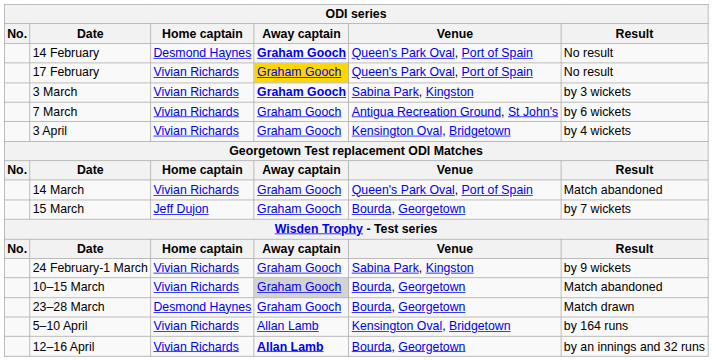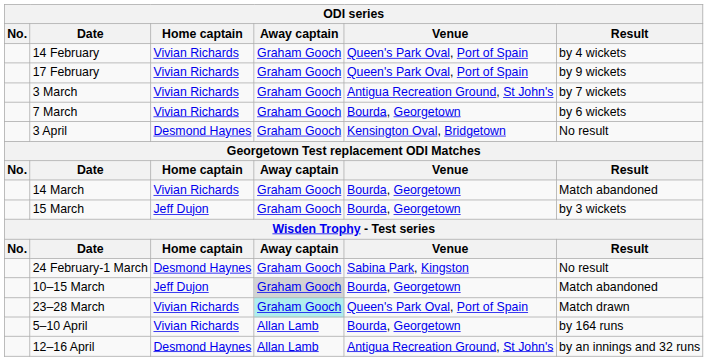(202, 53) Desmond Haynes -> (196, 53) Vivian Richards
(302, 53) bold -> (299, 53) normal
(589, 53) No result -> (593, 53) by 4 wickets
(299, 72) gold background -> (299, 72) no background
(589, 72) No result -> (593, 72) by 9 wickets
(302, 92) bold -> (299, 92) normal
(413, 92) Sabina Park, Kingston -> (450, 92) Antigua Recreation Ground, St John's
(597, 92) by 3 wickets -> (593, 92) by 7 wickets
(455, 111) Antigua Recreation Ground, St John's -> (404, 111) Bourda, Georgetown
(196, 131) Vivian Richards -> (202, 131) Desmond Haynes
(597, 131) by 4 wickets -> (584, 131) No result
(442, 190) Queen's Park Oval, Port of Spain -> (404, 190) Bourda, Georgetown
(597, 209) by 7 wickets -> (593, 209) by 3 wickets
(196, 268) Vivian Richards -> (202, 268) Desmond Haynes
(597, 268) by 9 wickets -> (584, 268) No result
(196, 287) Vivian Richards -> (181, 287) Jeff Dujon
(202, 307) Desmond Haynes -> (196, 307) Vivian Richards
(299, 307) no background -> (299, 307) paleturquoise background
(409, 307) Bourda, Georgetown -> (438, 307) Queen's Park Oval, Port of Spain
(431, 326) Kensington Oval, Bridgetown -> (404, 326) Bourda, Georgetown
(196, 346) Vivian Richards -> (202, 346) Desmond Haynes
(290, 346) bold -> (288, 346) normal
(409, 346) Bourda, Georgetown -> (450, 346) Antigua Recreation Ground, St John's
